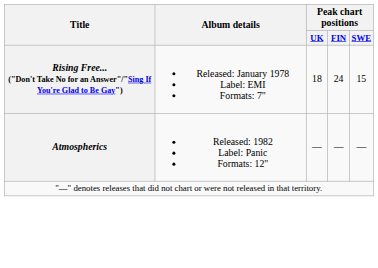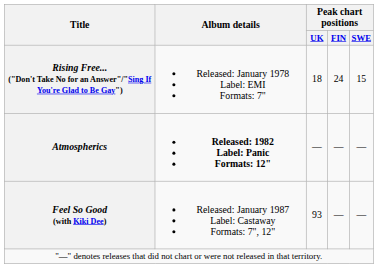(231, 153) normal -> (231, 153) bold
+ row: (80, 215)
